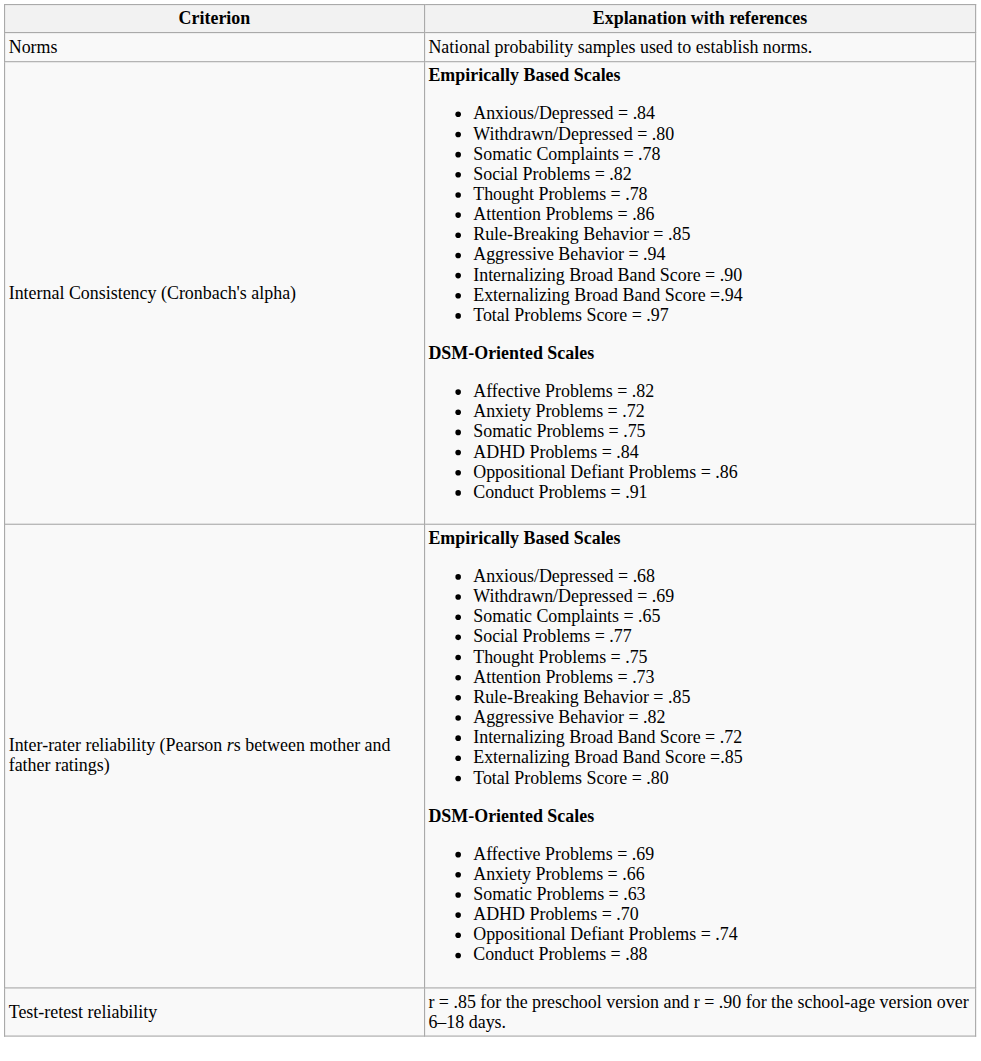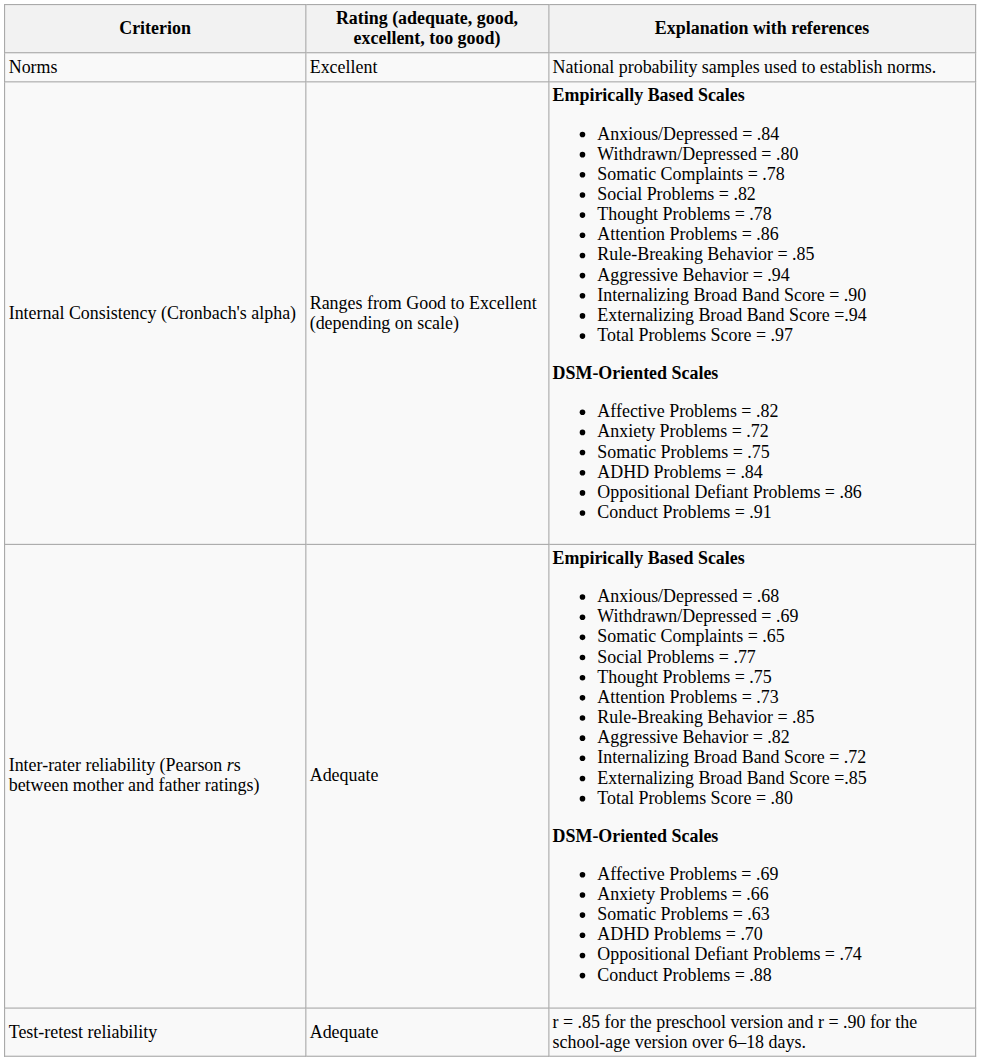+ column: (427, 28)
